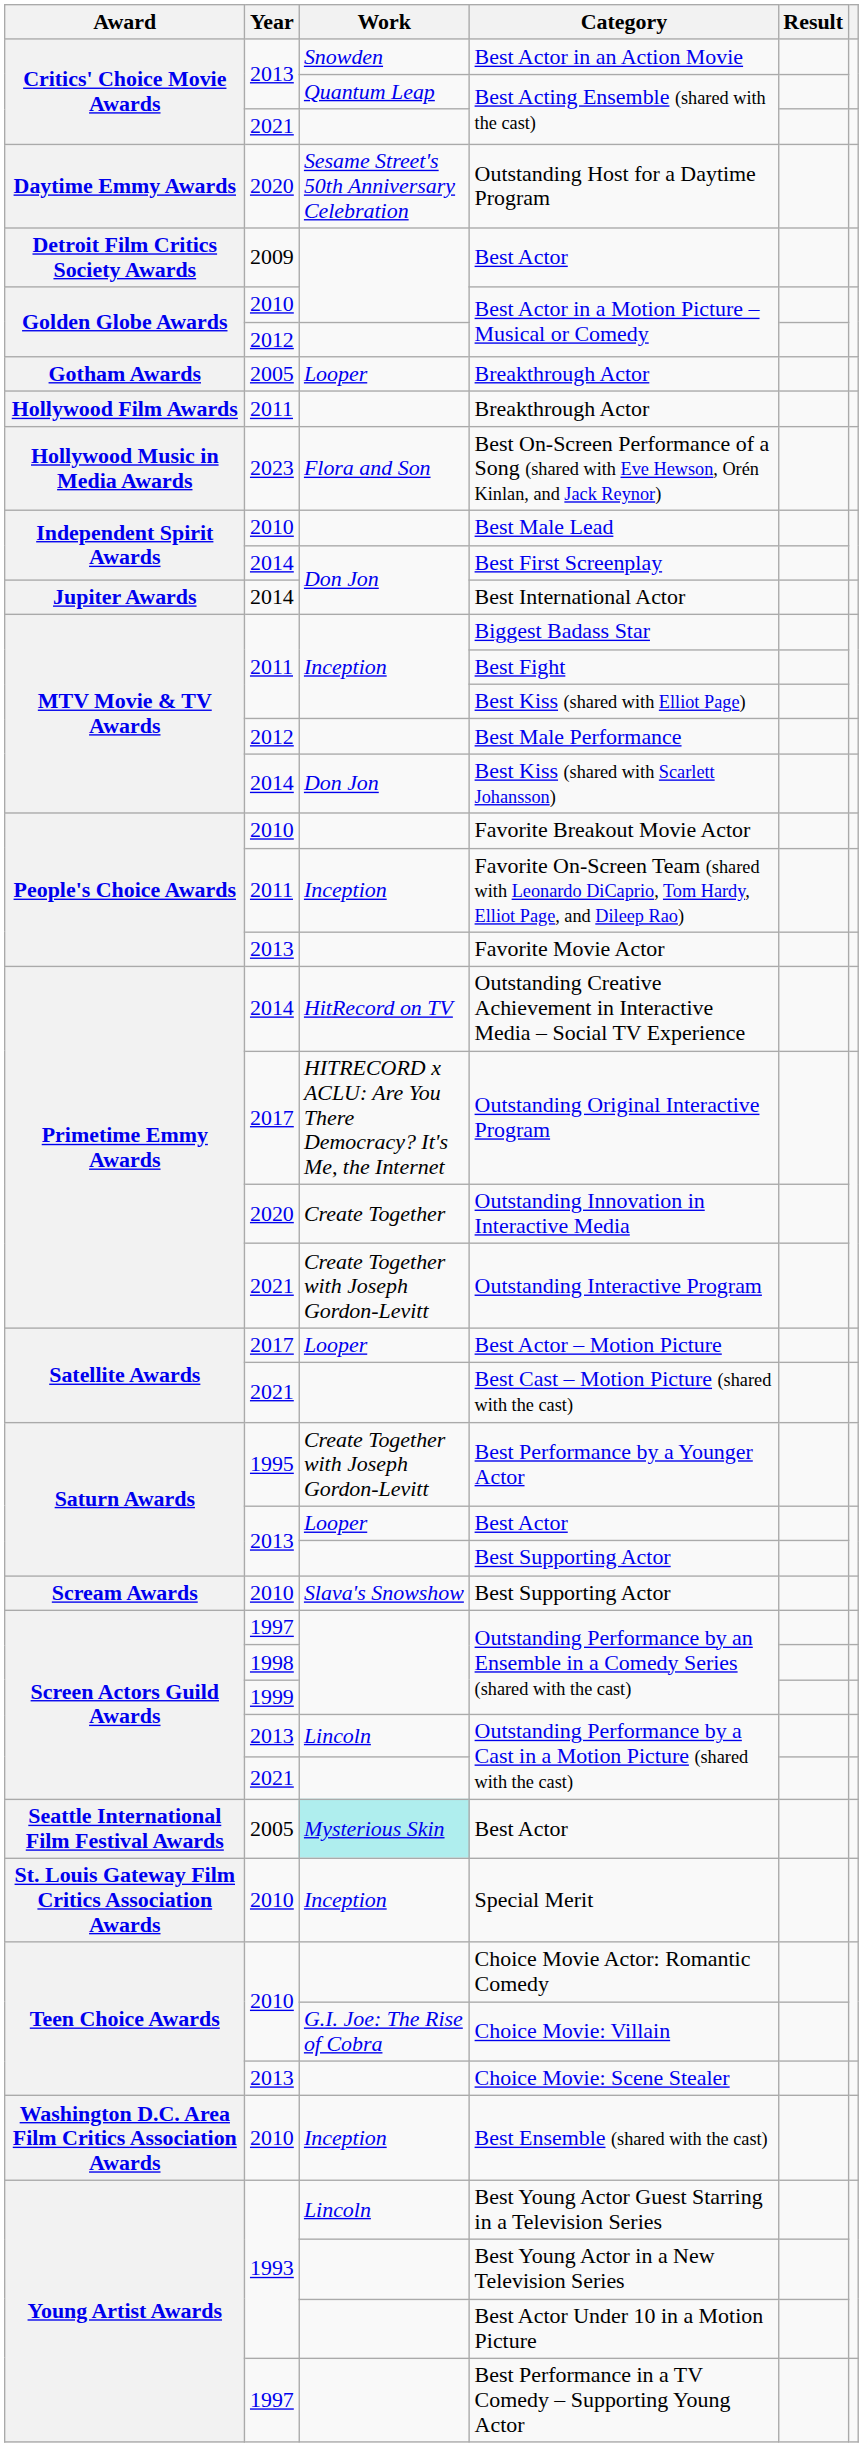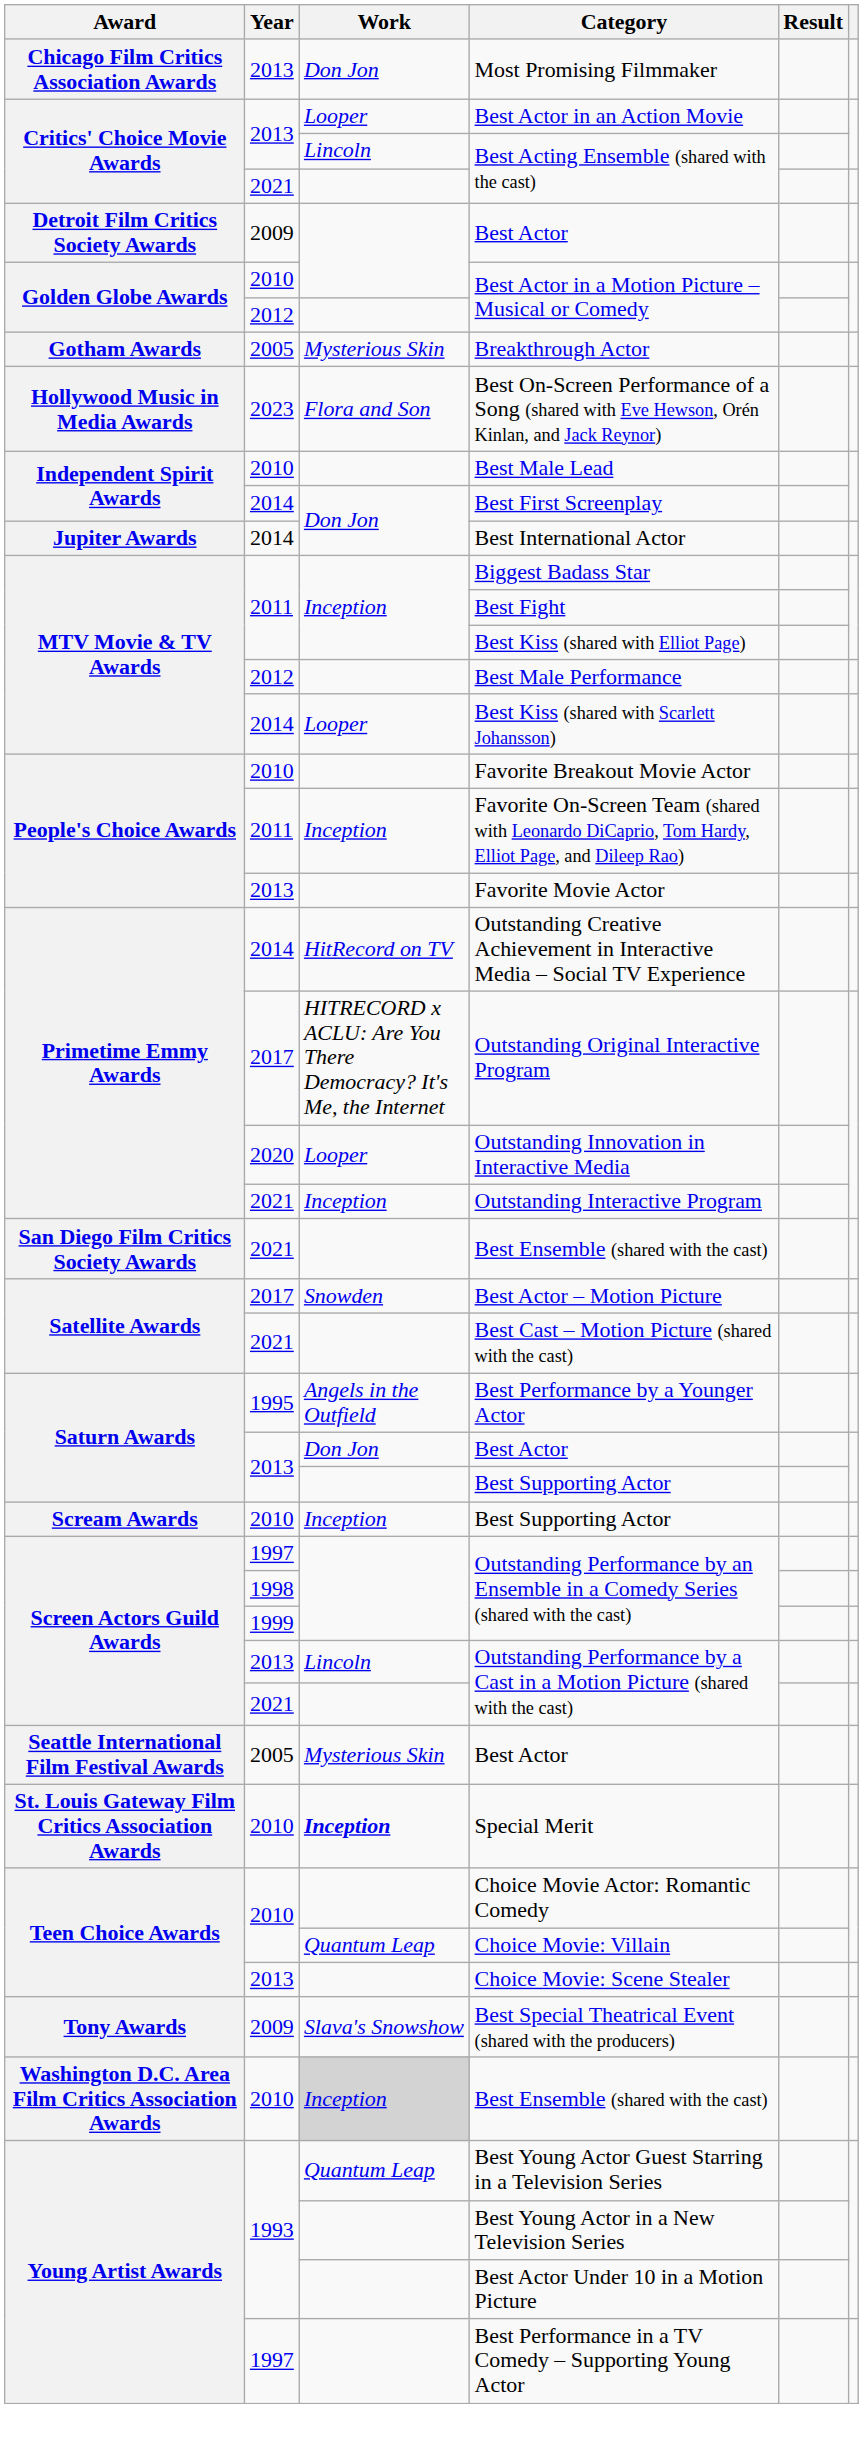+ row: (272, 68)
(343, 56) Snowden -> (336, 116) Looper
(369, 91) Quantum Leap -> (337, 150) Lincoln
- row: (272, 185)
(336, 373) Looper -> (374, 349) Mysterious Skin
- row: (271, 408)
(341, 783) Don Jon -> (336, 723) Looper
(375, 1213) Create Together -> (336, 1154) Looper
(375, 1285) Create Together with Joseph Gordon-Levitt -> (345, 1201) Inception
+ row: (272, 1248)
(336, 1344) Looper -> (343, 1295) Snowden
(375, 1463) Create Together with Joseph Gordon-Levitt -> (361, 1402) Angels in the Outfield
(336, 1523) Looper -> (341, 1449) Don Jon
(384, 1592) Slava's Snowshow -> (345, 1518) Inception
(374, 1828) paleturquoise background -> (374, 1754) no background
(345, 1899) normal -> (347, 1826) bold
(383, 2031) G.I. Joe: The Rise of Cobra -> (369, 1944) Quantum Leap
+ row: (272, 2026)
(345, 2137) no background -> (345, 2098) lightgrey background
(337, 2209) Lincoln -> (369, 2170) Quantum Leap
